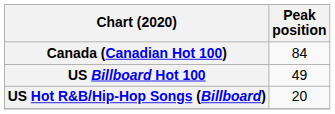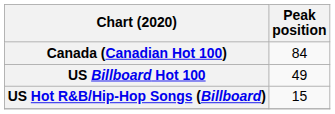(299, 97) 20 -> (299, 97) 15
